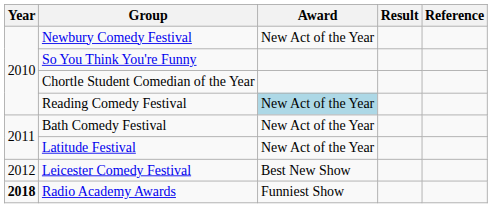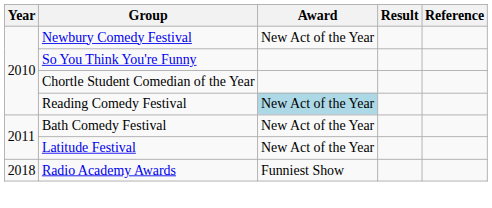- row: (117, 170)
(22, 192) bold -> (22, 170) normal
